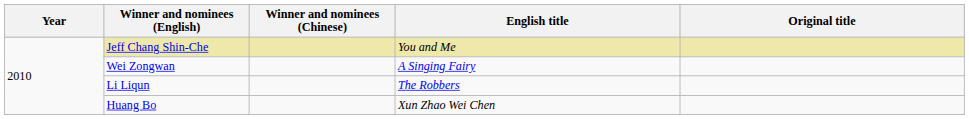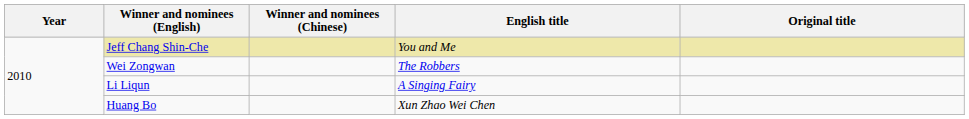(437, 66) A Singing Fairy -> (429, 66) The Robbers
(429, 85) The Robbers -> (437, 85) A Singing Fairy
